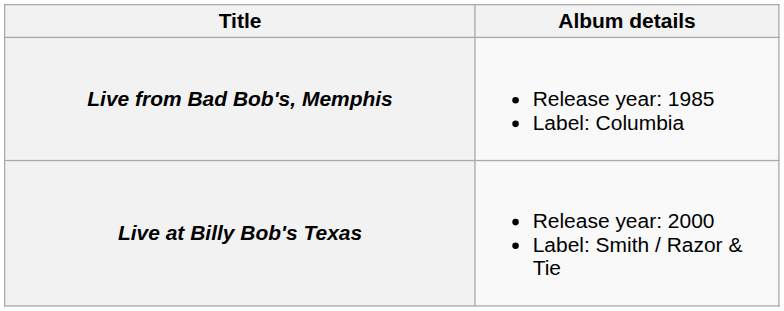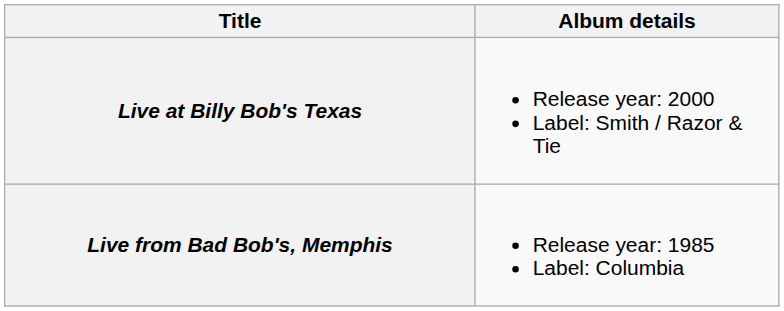rows swapped: (240, 98) <-> (240, 233)
